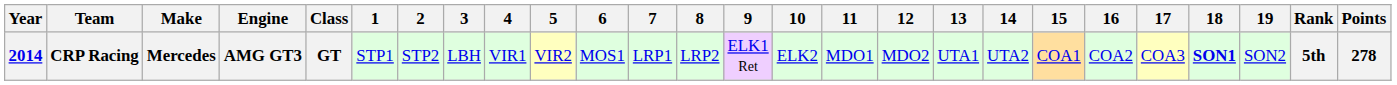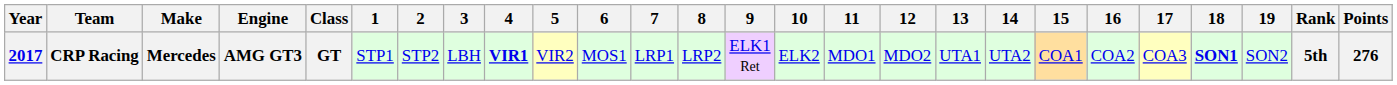(25, 55) 2014 -> (25, 55) 2017
(508, 55) normal -> (509, 55) bold
(1364, 55) 278 -> (1366, 55) 276
